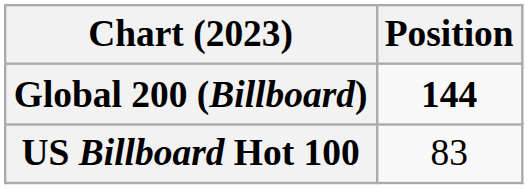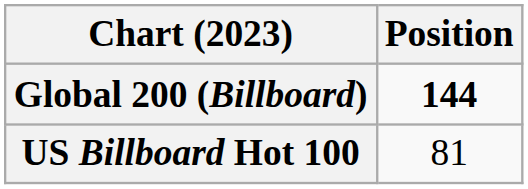(449, 152) 83 -> (449, 152) 81
